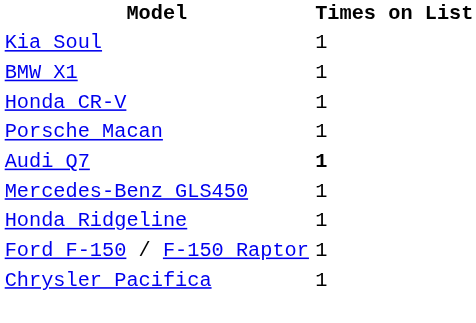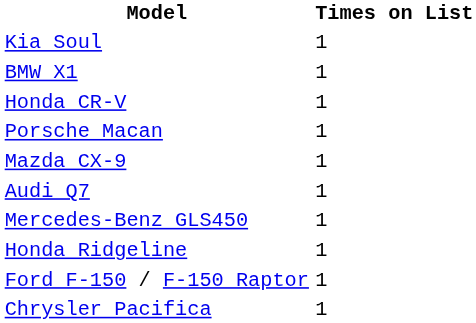+ row: (66, 162)
(321, 162) bold -> (321, 191) normal
